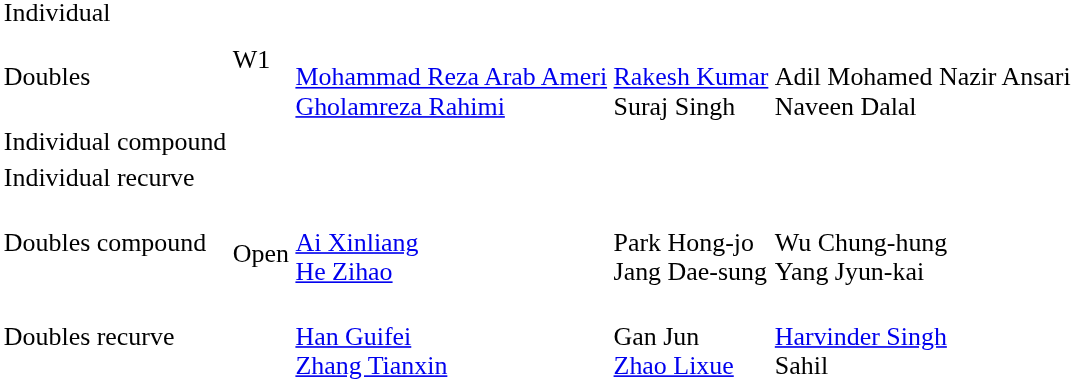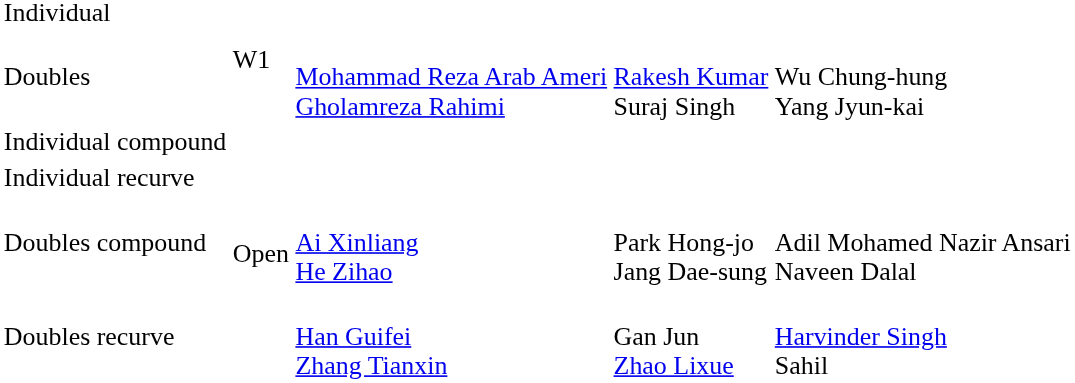(923, 91) Adil Mohamed Nazir Ansari Naveen Dalal -> (861, 91) Wu Chung-hung Yang Jyun-kai
(861, 256) Wu Chung-hung Yang Jyun-kai -> (923, 256) Adil Mohamed Nazir Ansari Naveen Dalal
